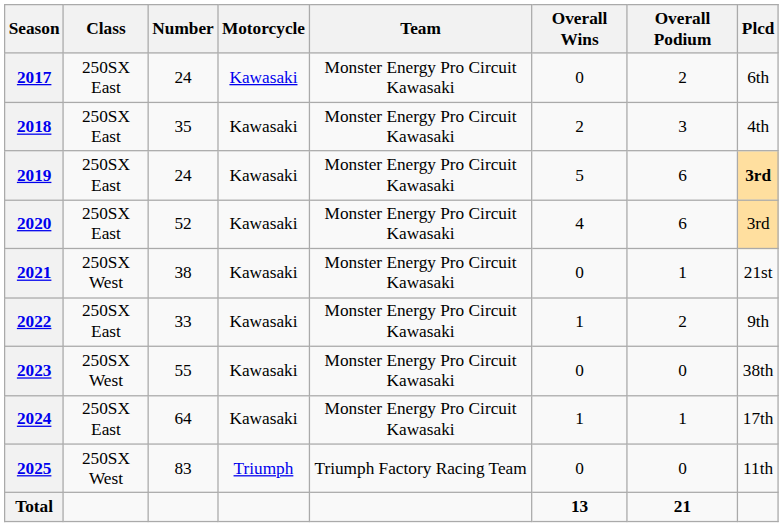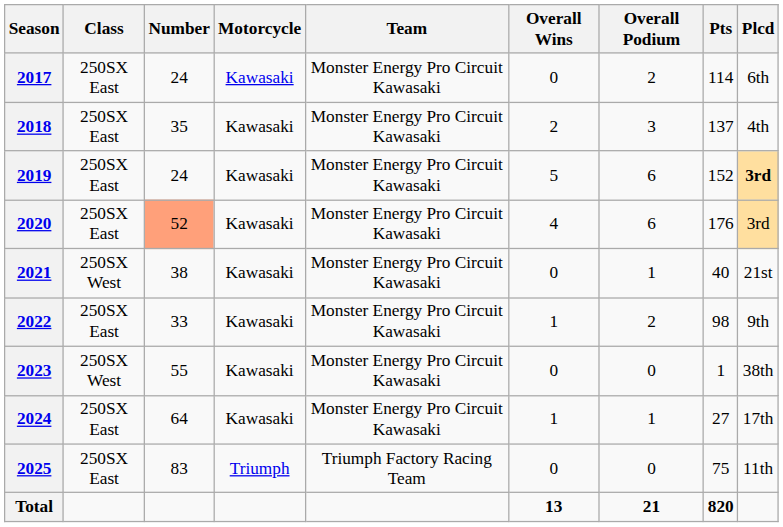+ column: (721, 28)
(183, 223) no background -> (179, 223) lightsalmon background
(106, 467) 250SX West -> (104, 467) 250SX East
